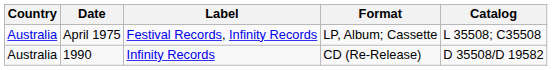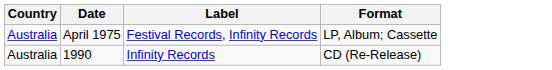- column: (494, 14)
